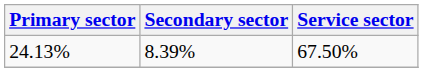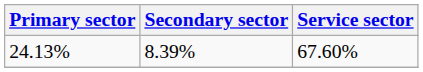(328, 51) 67.50% -> (328, 51) 67.60%
